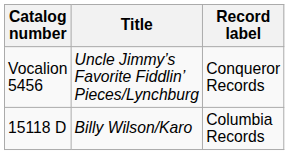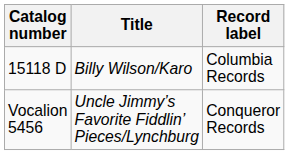rows swapped: (37, 128) <-> (38, 77)
